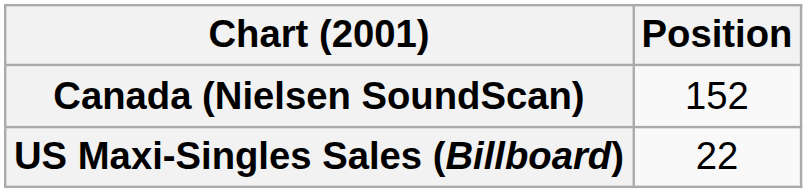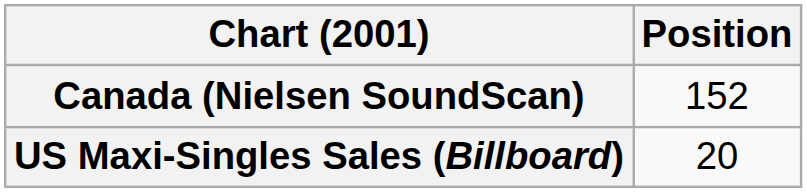(717, 156) 22 -> (717, 156) 20
